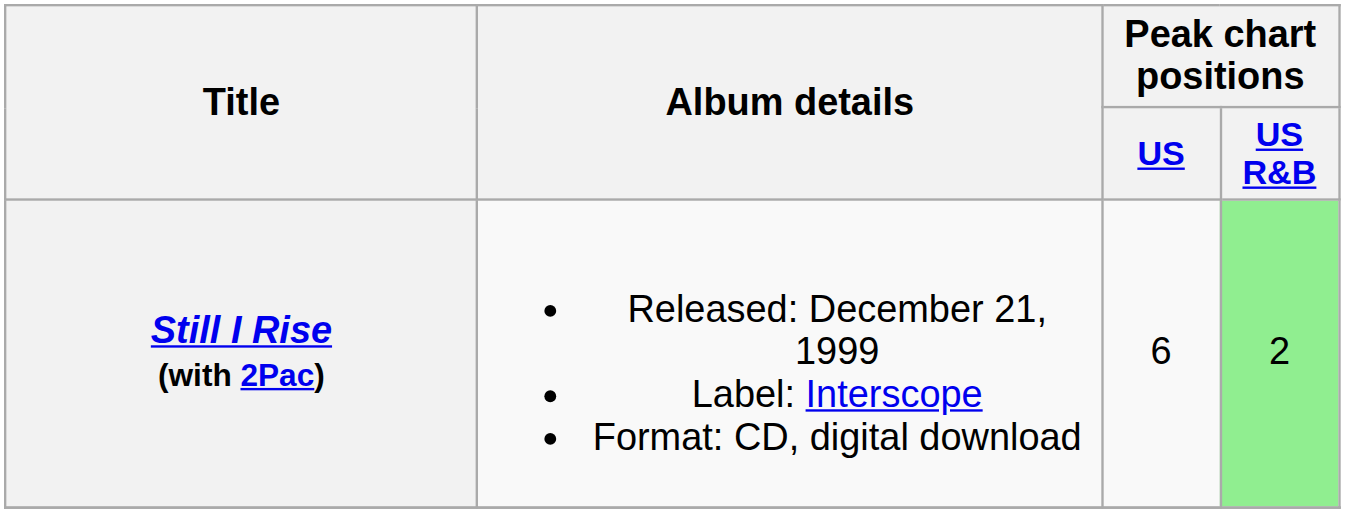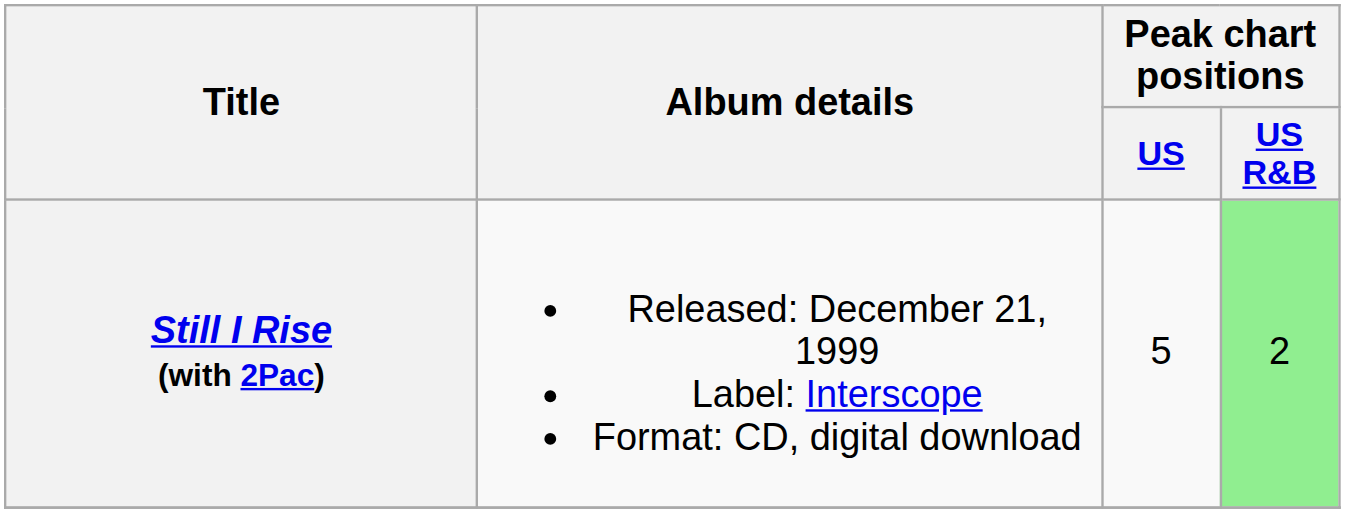(1161, 352) 6 -> (1161, 352) 5
